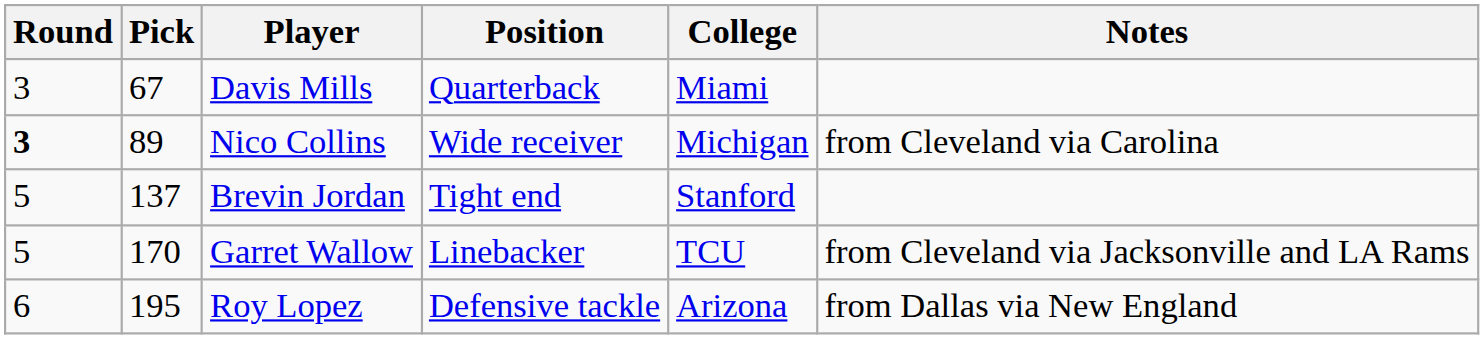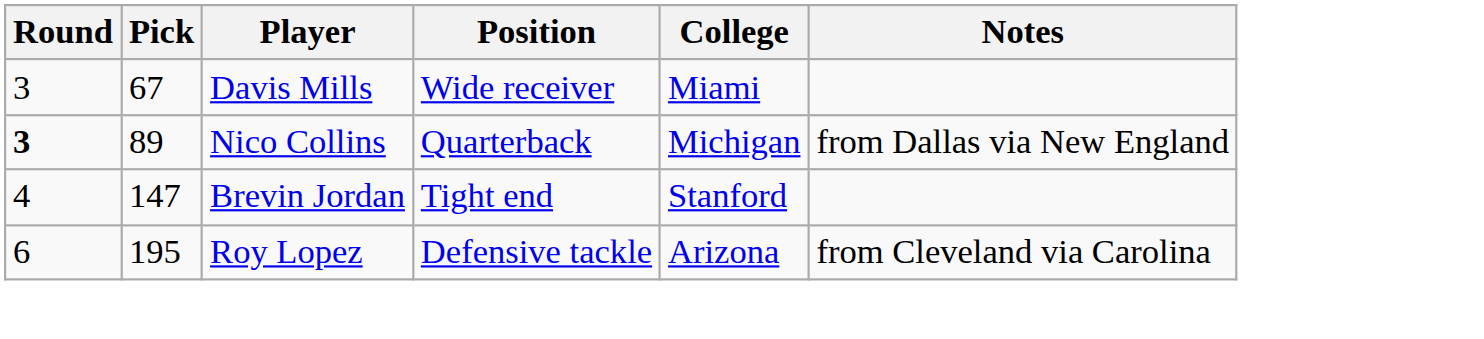(514, 86) Quarterback -> (518, 86) Wide receiver
(526, 141) Wide receiver -> (506, 141) Quarterback
(1022, 141) from Cleveland via Carolina -> (1023, 141) from Dallas via New England
(22, 196) 5 -> (22, 196) 4
(155, 196) 137 -> (155, 196) 147
- row: (312, 251)
(1031, 305) from Dallas via New England -> (1014, 251) from Cleveland via Carolina
